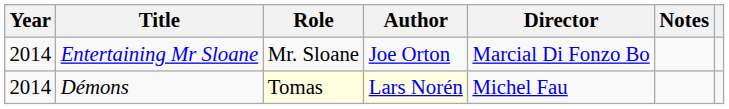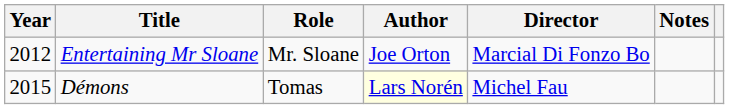(30, 53) 2014 -> (30, 53) 2012
(30, 86) 2014 -> (30, 86) 2015
(295, 86) lightyellow background -> (295, 86) no background
